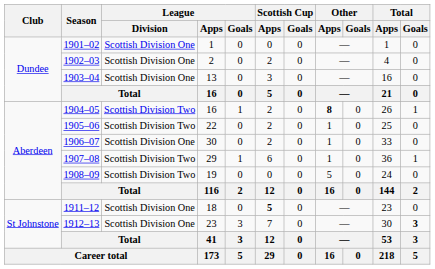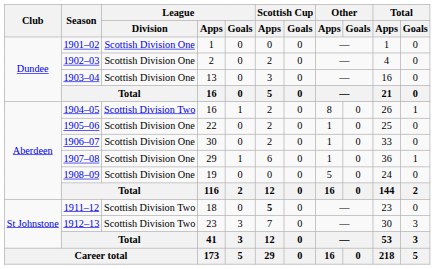(329, 110) bold -> (329, 110) normal
(150, 126) Scottish Division Two -> (150, 126) Scottish Division One
(150, 158) Scottish Division Two -> (150, 158) Scottish Division One
(150, 175) Scottish Division Two -> (150, 175) Scottish Division One
(150, 207) Scottish Division One -> (150, 207) Scottish Division Two
(150, 223) Scottish Division One -> (150, 223) Scottish Division Two
(415, 223) bold -> (415, 223) normal
